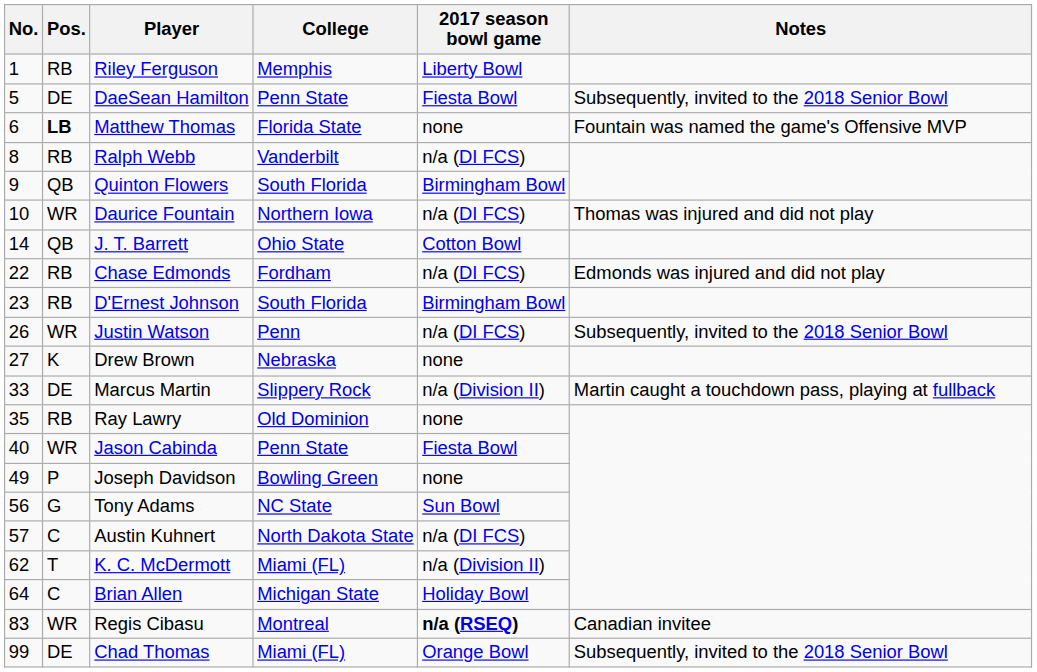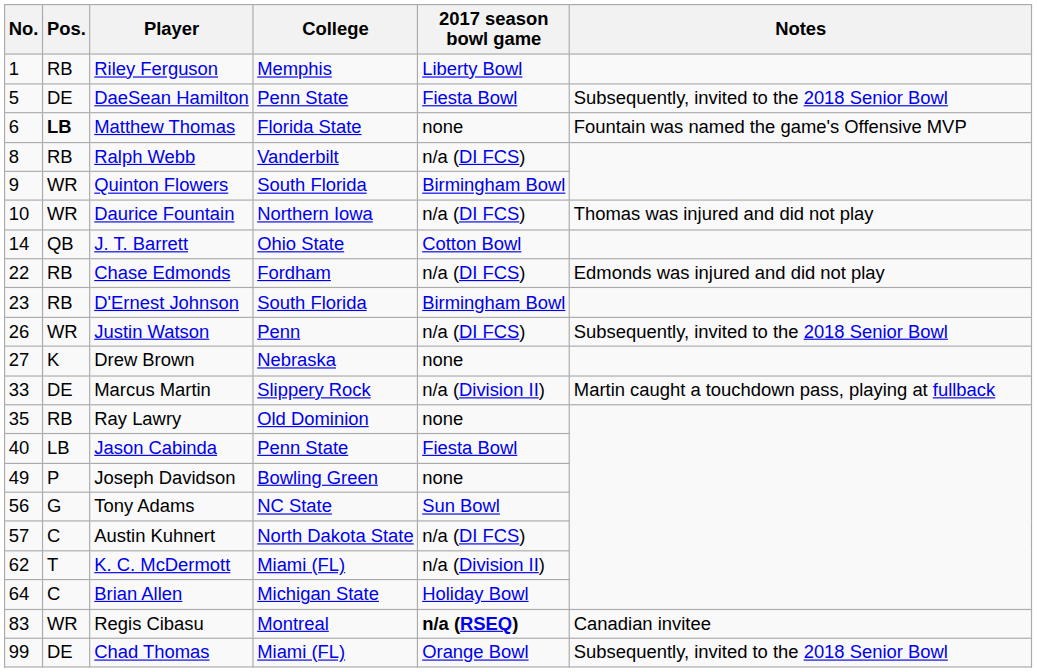(60, 185) QB -> (62, 185) WR
(62, 448) WR -> (58, 448) LB
